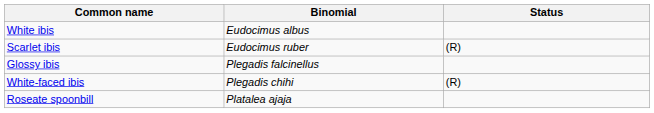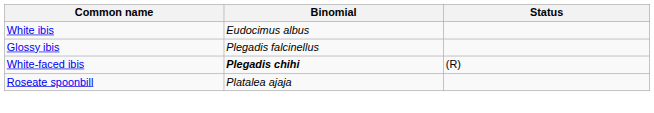- row: (33, 47)
(260, 82) normal -> (263, 64) bold
